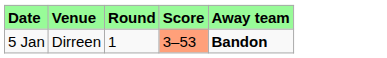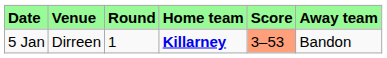+ column: (203, 17)
(239, 41) bold -> (325, 41) normal
